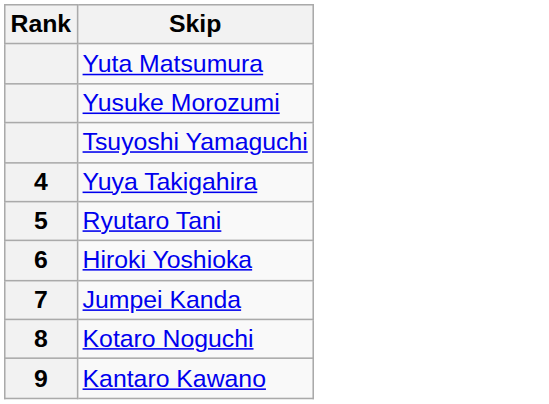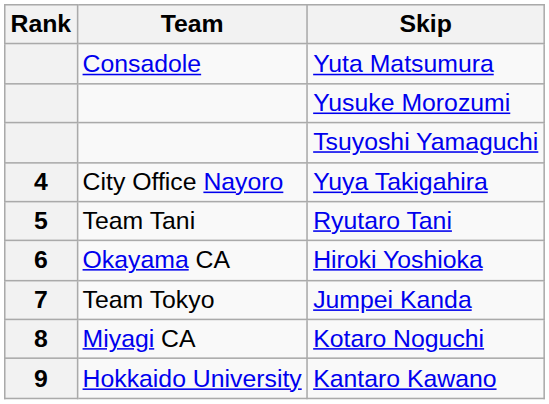+ column: (192, 24)
